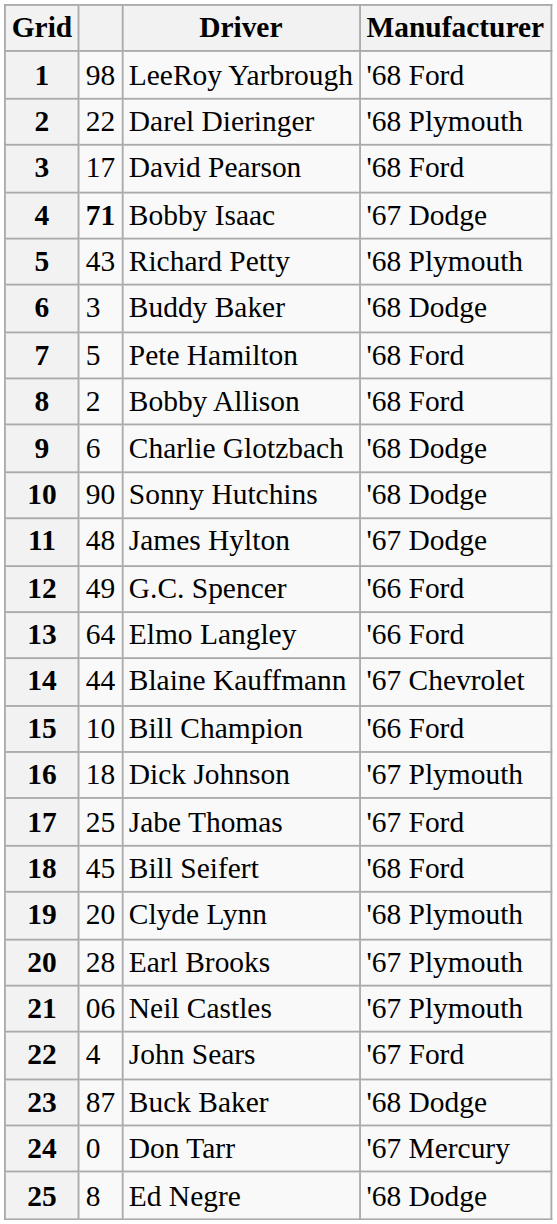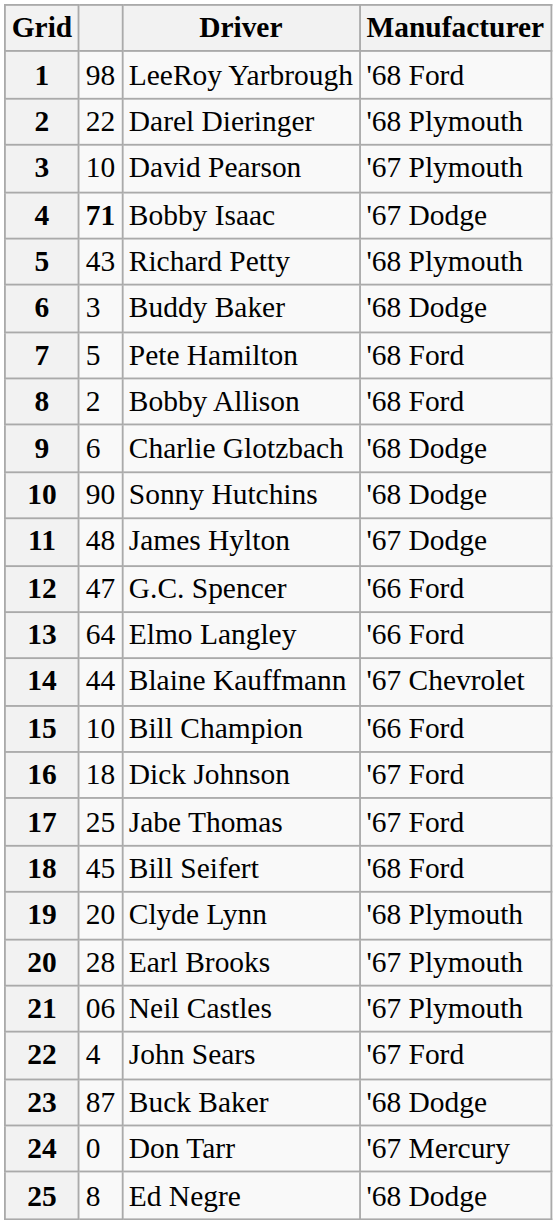(101, 167) 17 -> (101, 167) 10
(415, 167) '68 Ford -> (445, 167) '67 Plymouth
(101, 588) 49 -> (101, 588) 47
(445, 774) '67 Plymouth -> (415, 774) '67 Ford
